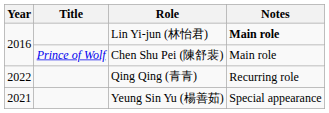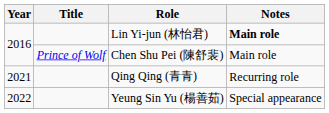(19, 76) 2022 -> (19, 76) 2021
(19, 98) 2021 -> (19, 98) 2022
